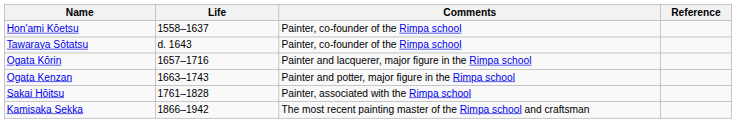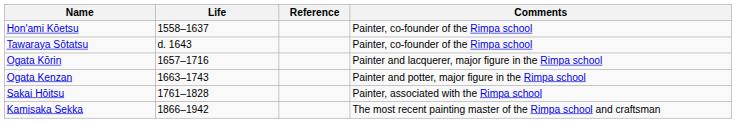columns swapped: (470, 12) <-> (696, 12)
